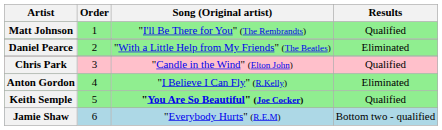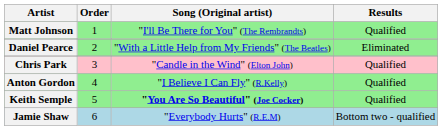(385, 82) Eliminated -> (385, 82) Qualified
